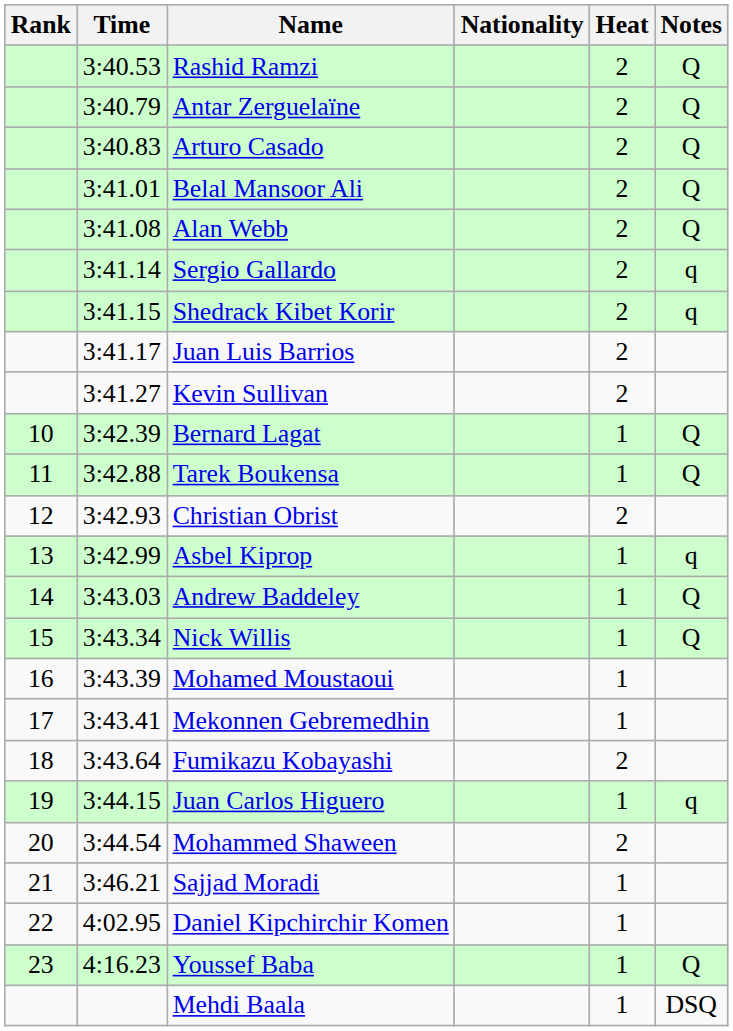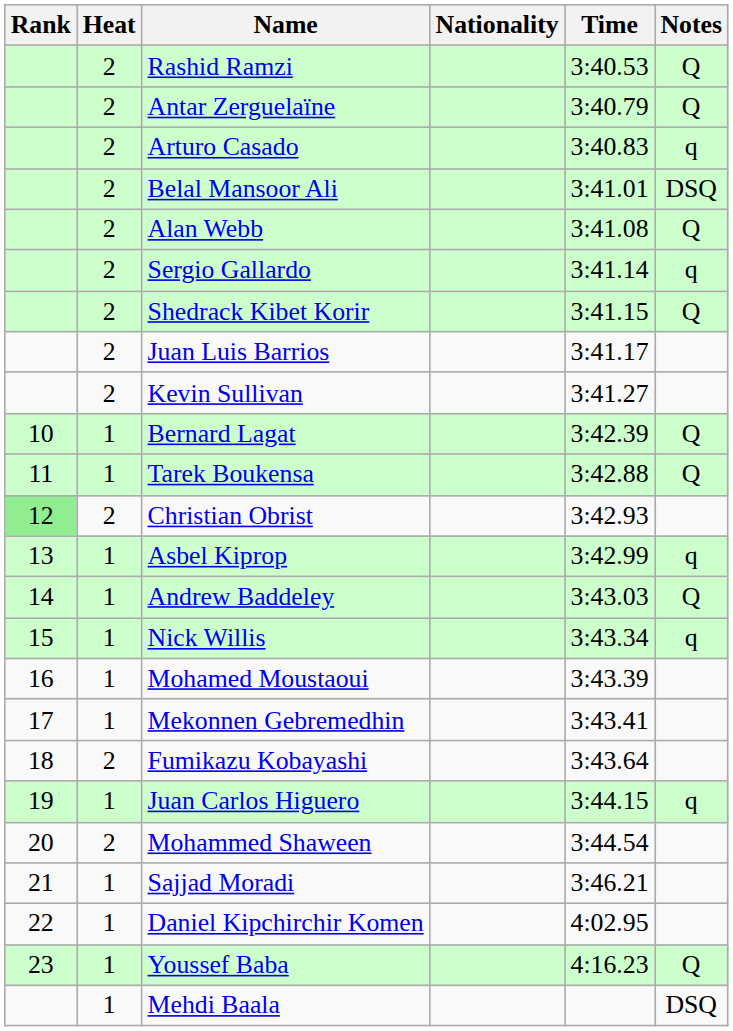columns swapped: (622, 24) <-> (122, 24)
(691, 147) Q -> (691, 147) q
(691, 188) Q -> (691, 188) DSQ
(691, 310) q -> (691, 310) Q
(41, 515) no background -> (41, 515) lightgreen background
(691, 637) Q -> (691, 637) q
